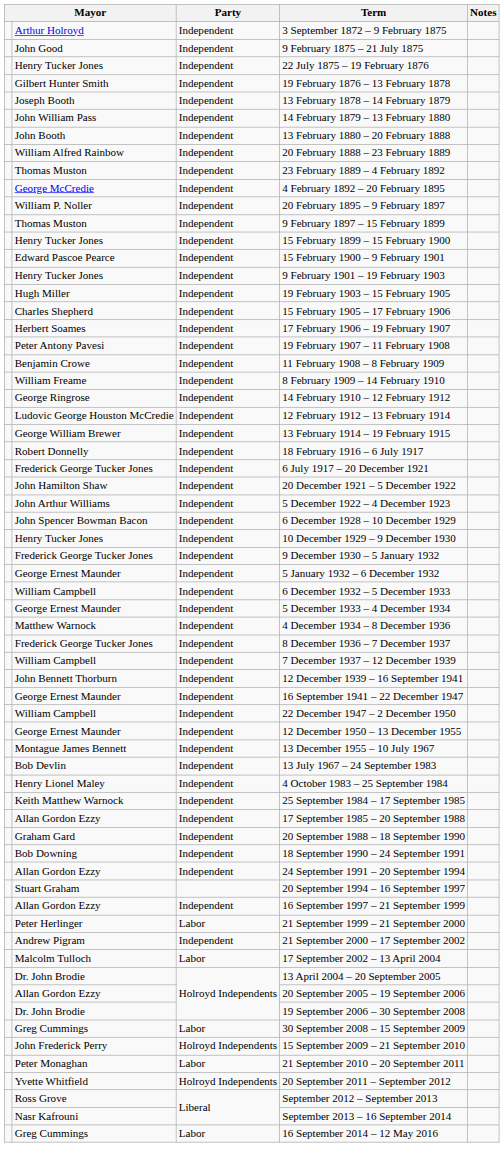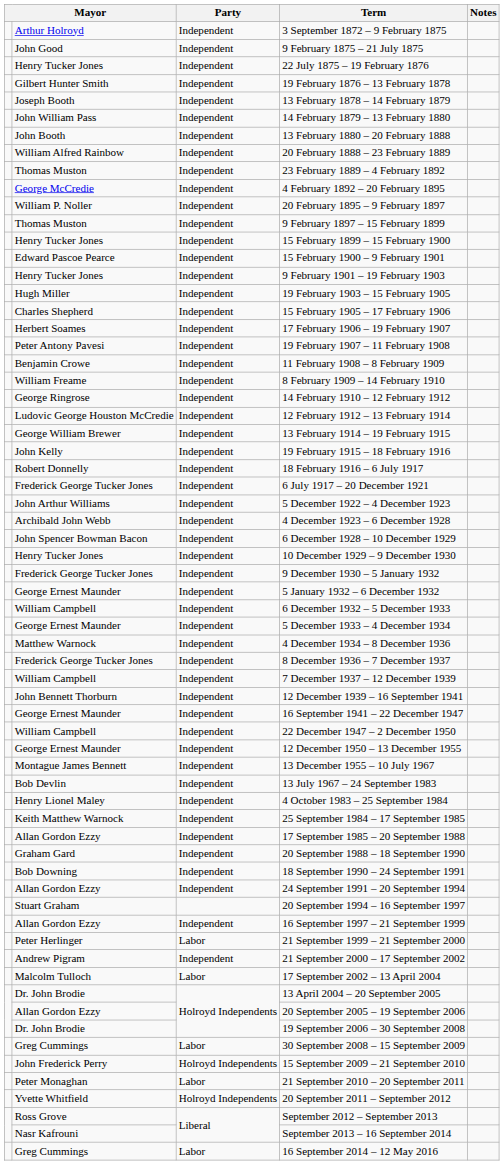+ row: (366, 450)
- row: (369, 485)
+ row: (366, 521)
